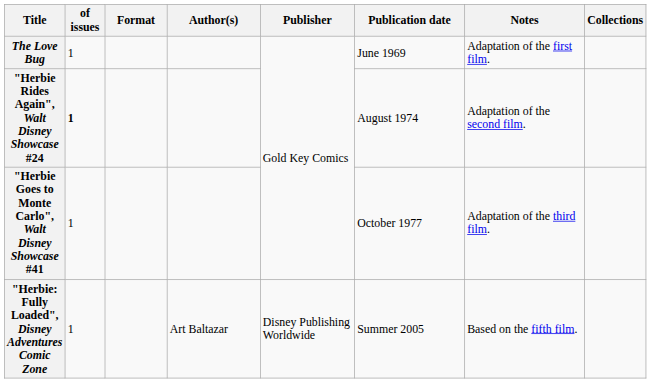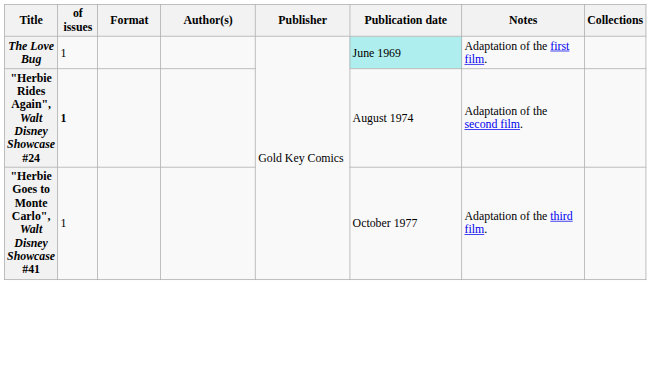(381, 52) no background -> (377, 52) paleturquoise background
- row: (35, 328)
